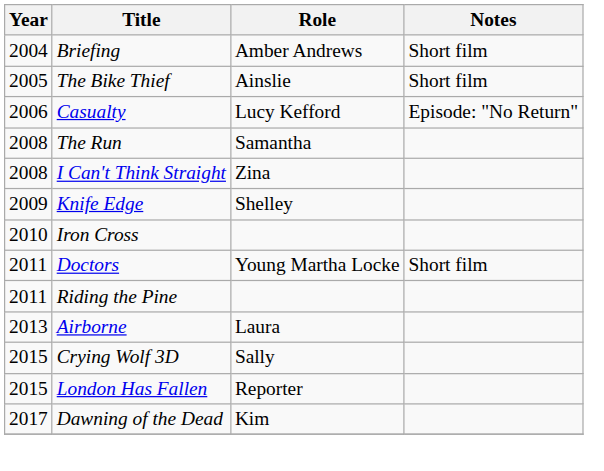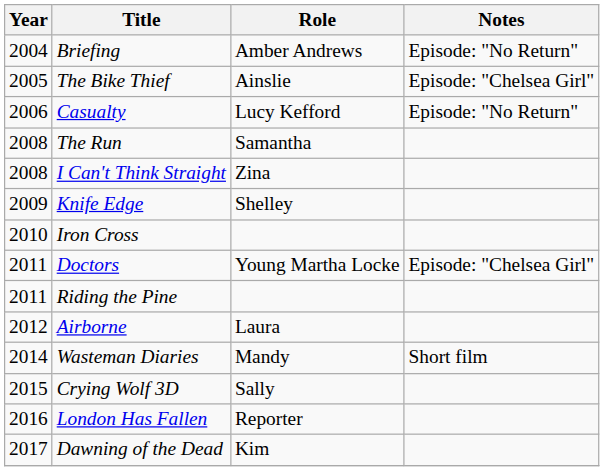(448, 50) Short film -> (493, 50) Episode: "No Return"
(448, 81) Short film -> (501, 81) Episode: "Chelsea Girl"
(448, 265) Short film -> (501, 265) Episode: "Chelsea Girl"
(28, 326) 2013 -> (28, 326) 2012
+ row: (128, 357)
(28, 388) 2015 -> (28, 419) 2016
